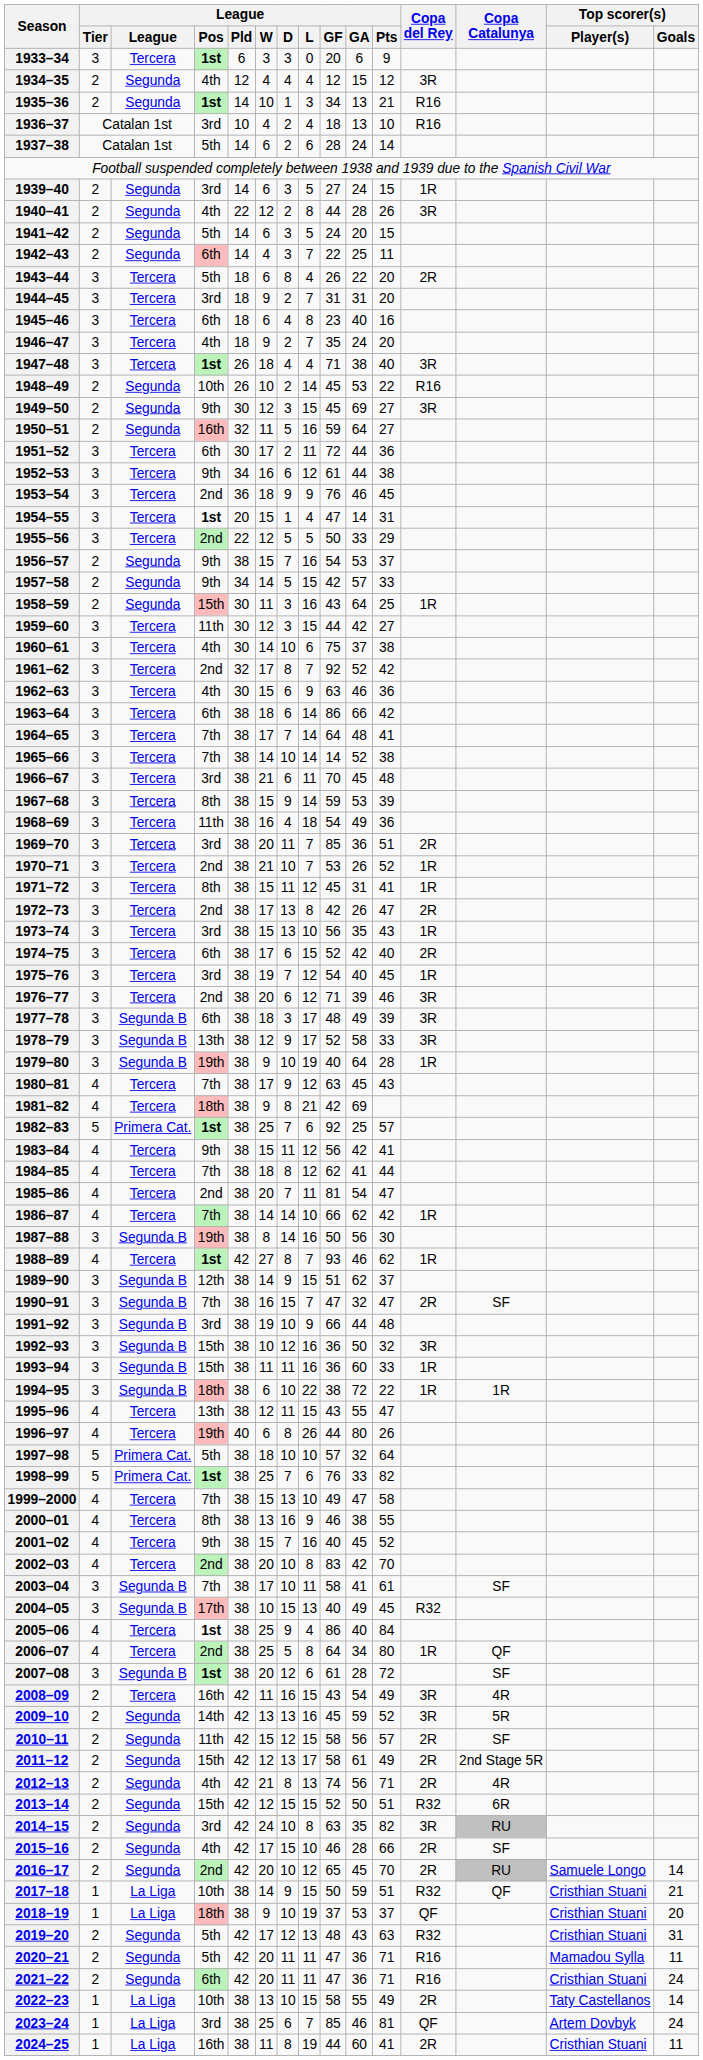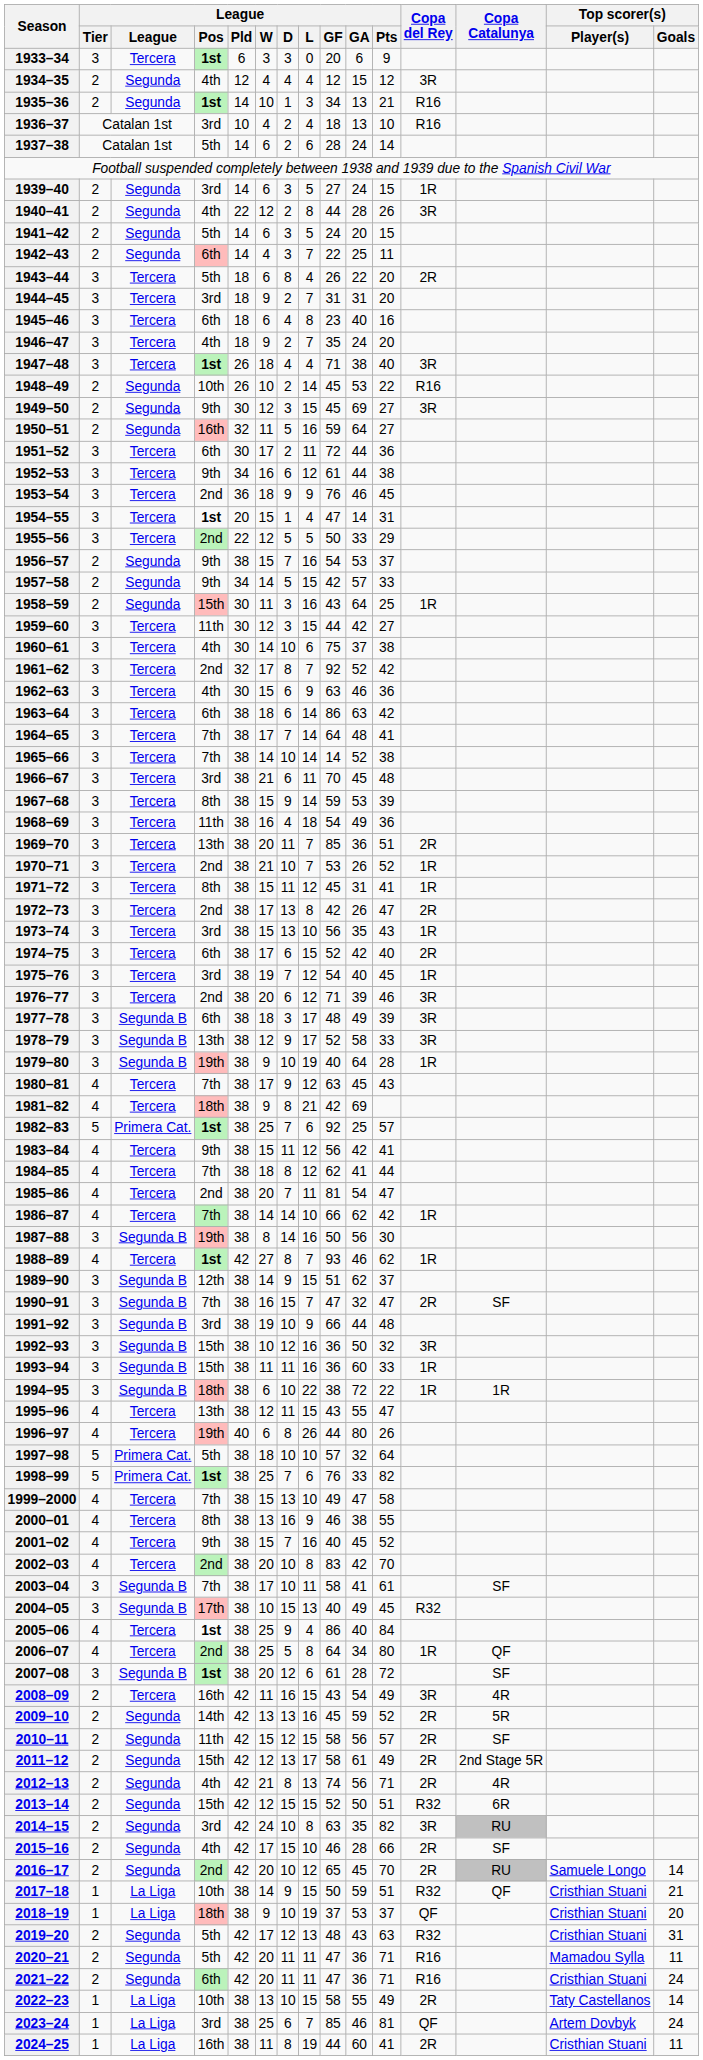(359, 713) 66 -> (359, 713) 63
(211, 844) 3rd -> (211, 844) 13th
(428, 1717) 3R -> (428, 1717) 2R
